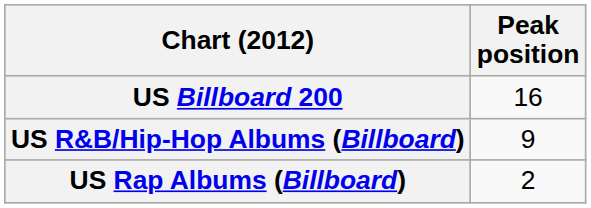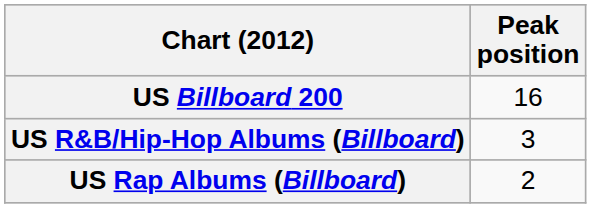(528, 138) 9 -> (528, 138) 3
